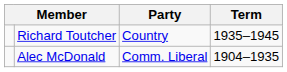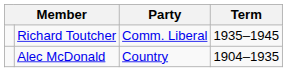(145, 35) Country -> (165, 35) Comm. Liberal
(165, 56) Comm. Liberal -> (145, 56) Country
